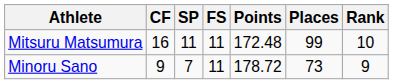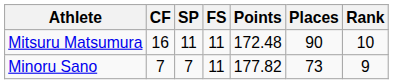(314, 42) 99 -> (314, 42) 90
(160, 67) 9 -> (160, 67) 7
(258, 67) 178.72 -> (258, 67) 177.82
